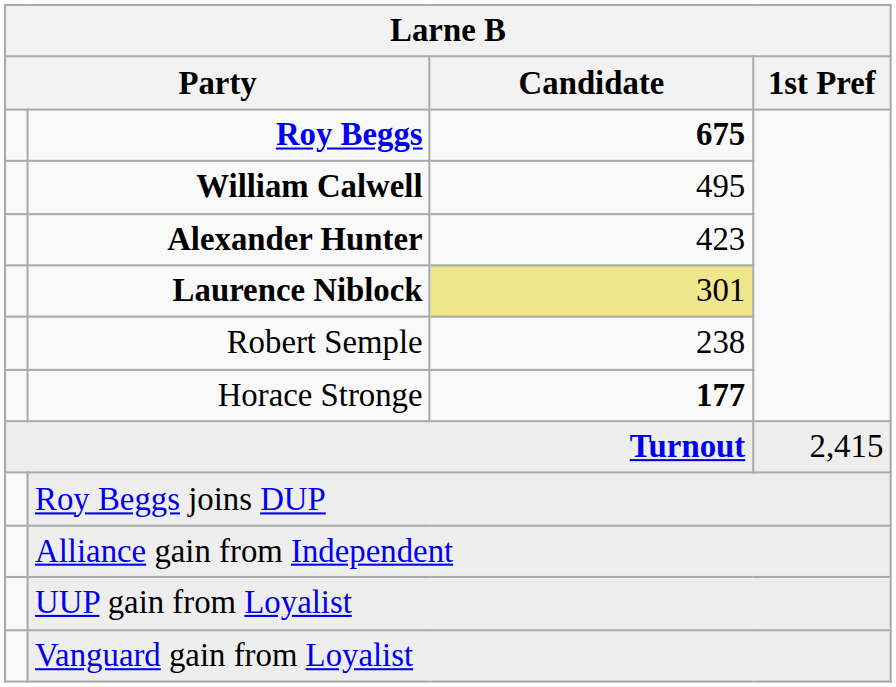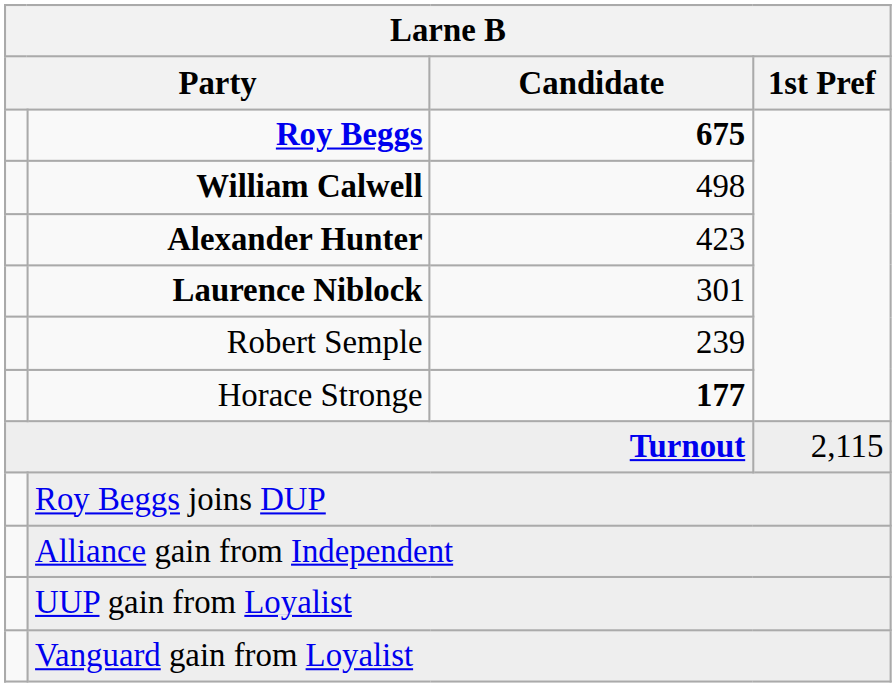(721, 186) 495 -> (721, 186) 498
(721, 290) khaki background -> (721, 290) no background
(721, 342) 238 -> (721, 342) 239
(846, 446) 2,415 -> (847, 446) 2,115
